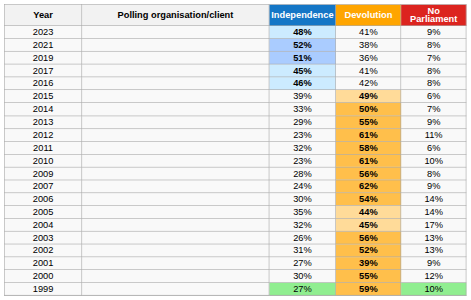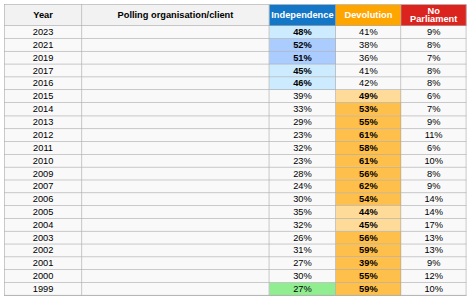(368, 109) 50% -> (368, 109) 53%
(368, 250) 52% -> (368, 250) 59%
(434, 289) lightgreen background -> (434, 289) no background
